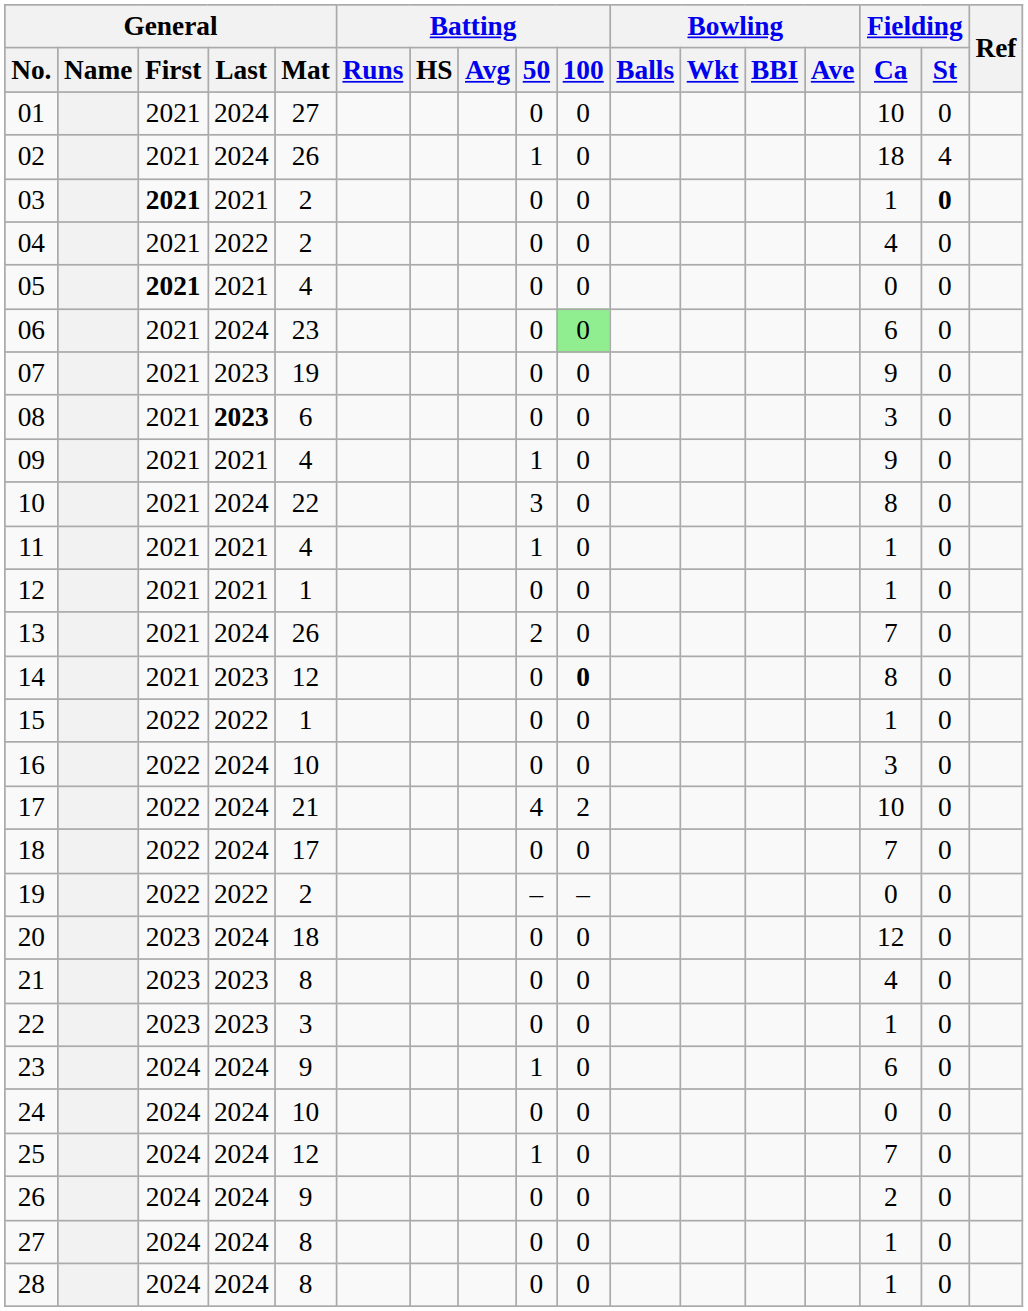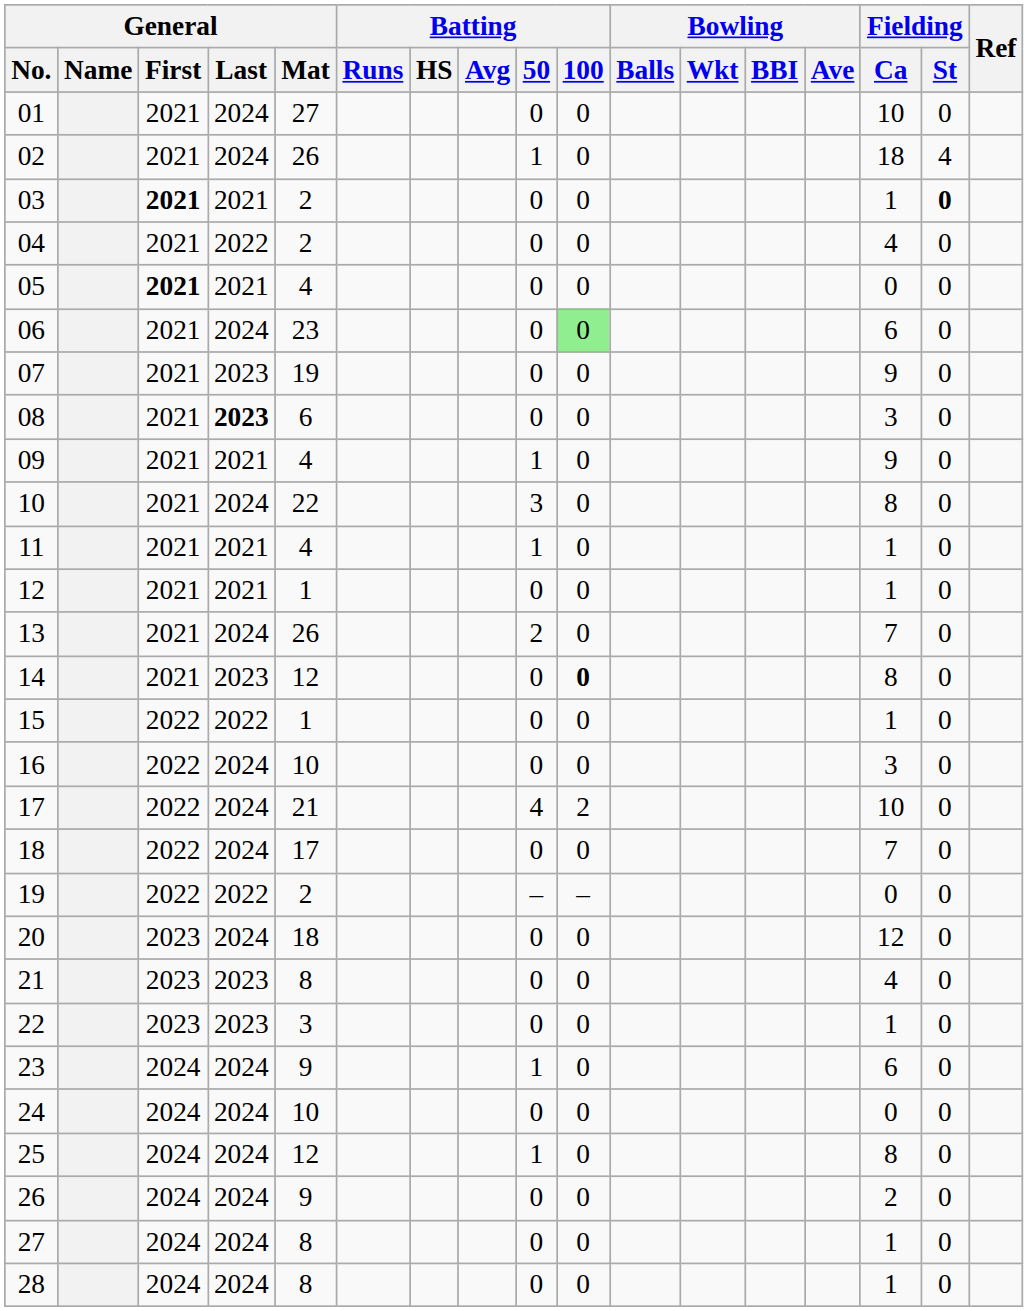(891, 1154) 7 -> (891, 1154) 8
